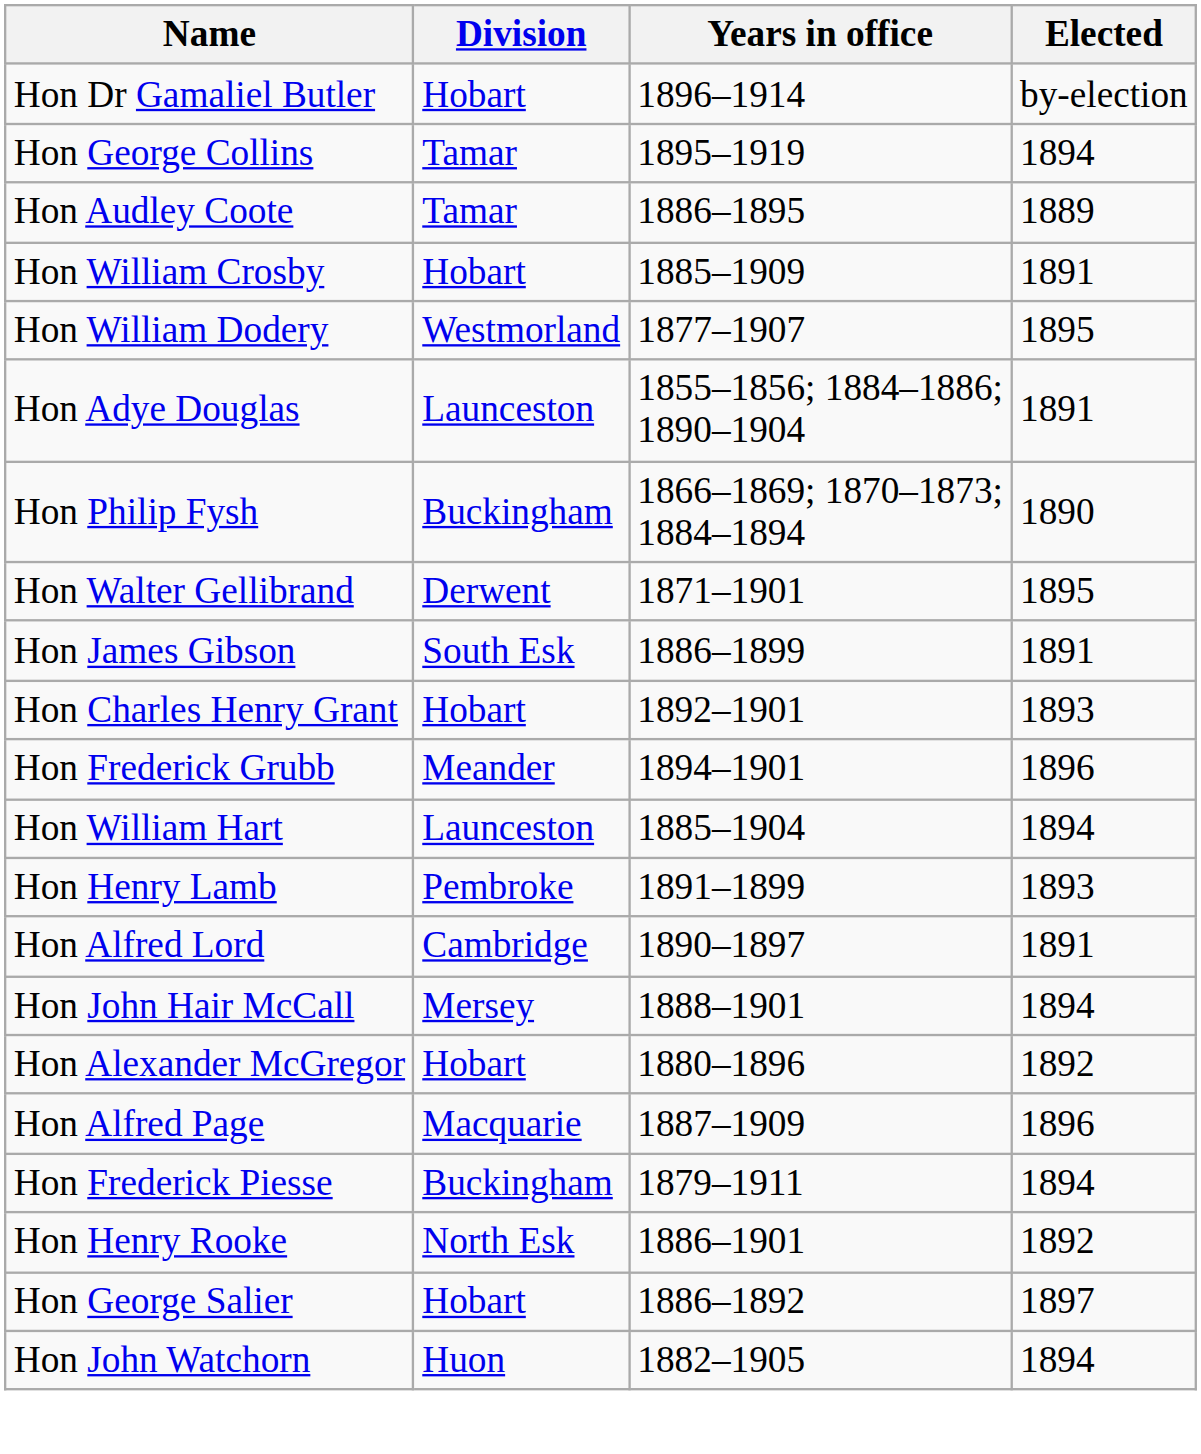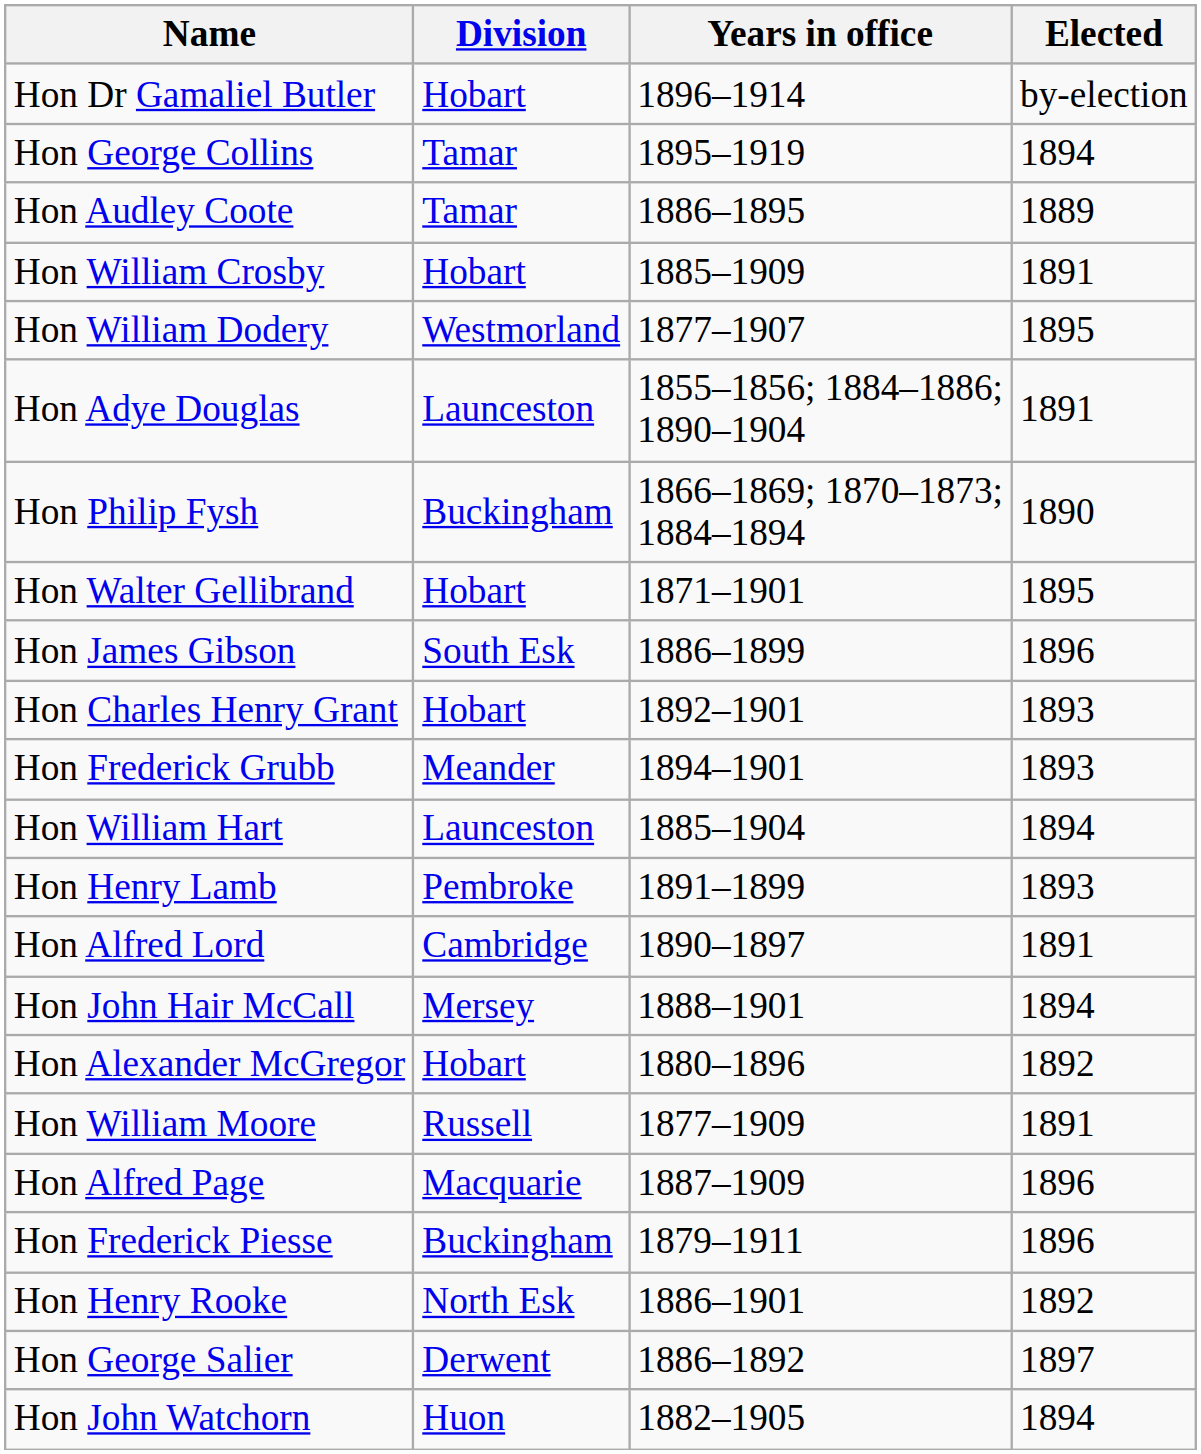(486, 590) Derwent -> (474, 590) Hobart
(1057, 650) 1891 -> (1057, 650) 1896
(1057, 768) 1896 -> (1057, 768) 1893
+ row: (165, 1123)
(1057, 1182) 1894 -> (1057, 1241) 1896
(474, 1300) Hobart -> (486, 1359) Derwent
